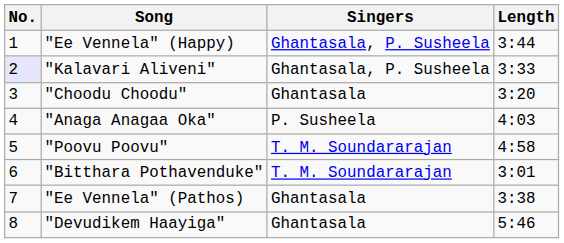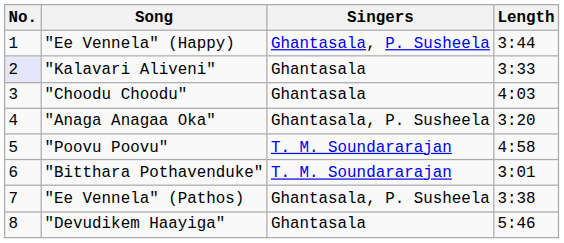(380, 69) Ghantasala, P. Susheela -> (319, 69) Ghantasala
(516, 95) 3:20 -> (516, 95) 4:03
(323, 121) P. Susheela -> (380, 121) Ghantasala, P. Susheela
(516, 121) 4:03 -> (516, 121) 3:20
(319, 198) Ghantasala -> (380, 198) Ghantasala, P. Susheela
